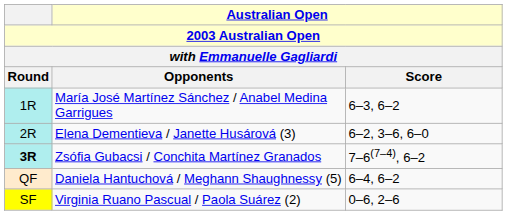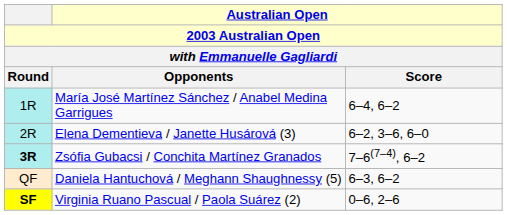(374, 105) 6–3, 6–2 -> (374, 105) 6–4, 6–2
(374, 178) 6–4, 6–2 -> (374, 178) 6–3, 6–2
(28, 199) normal -> (28, 199) bold
